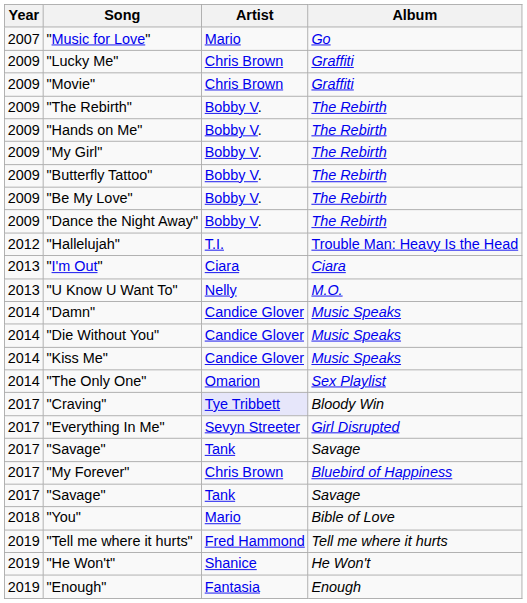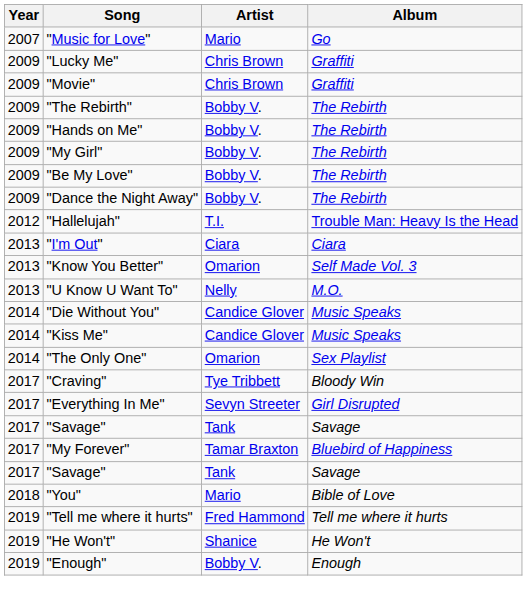- row: (99, 175)
+ row: (105, 267)
- row: (71, 312)
(242, 404) lavender background -> (242, 381) no background
(244, 472) Chris Brown -> (252, 449) Tamar Braxton
(232, 586) Fantasia -> (233, 564) Bobby V.
